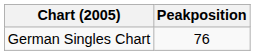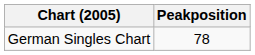(202, 38) 76 -> (202, 38) 78
